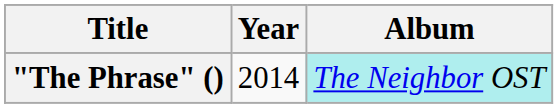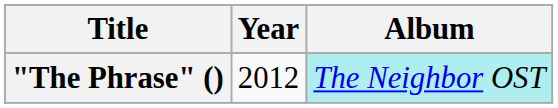(269, 77) 2014 -> (269, 77) 2012
